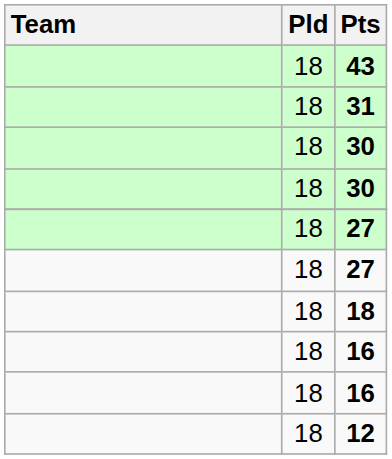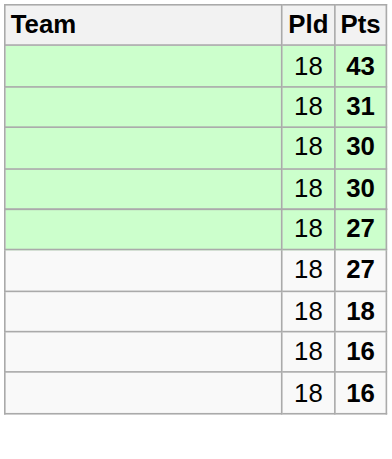- row: (144, 434)
